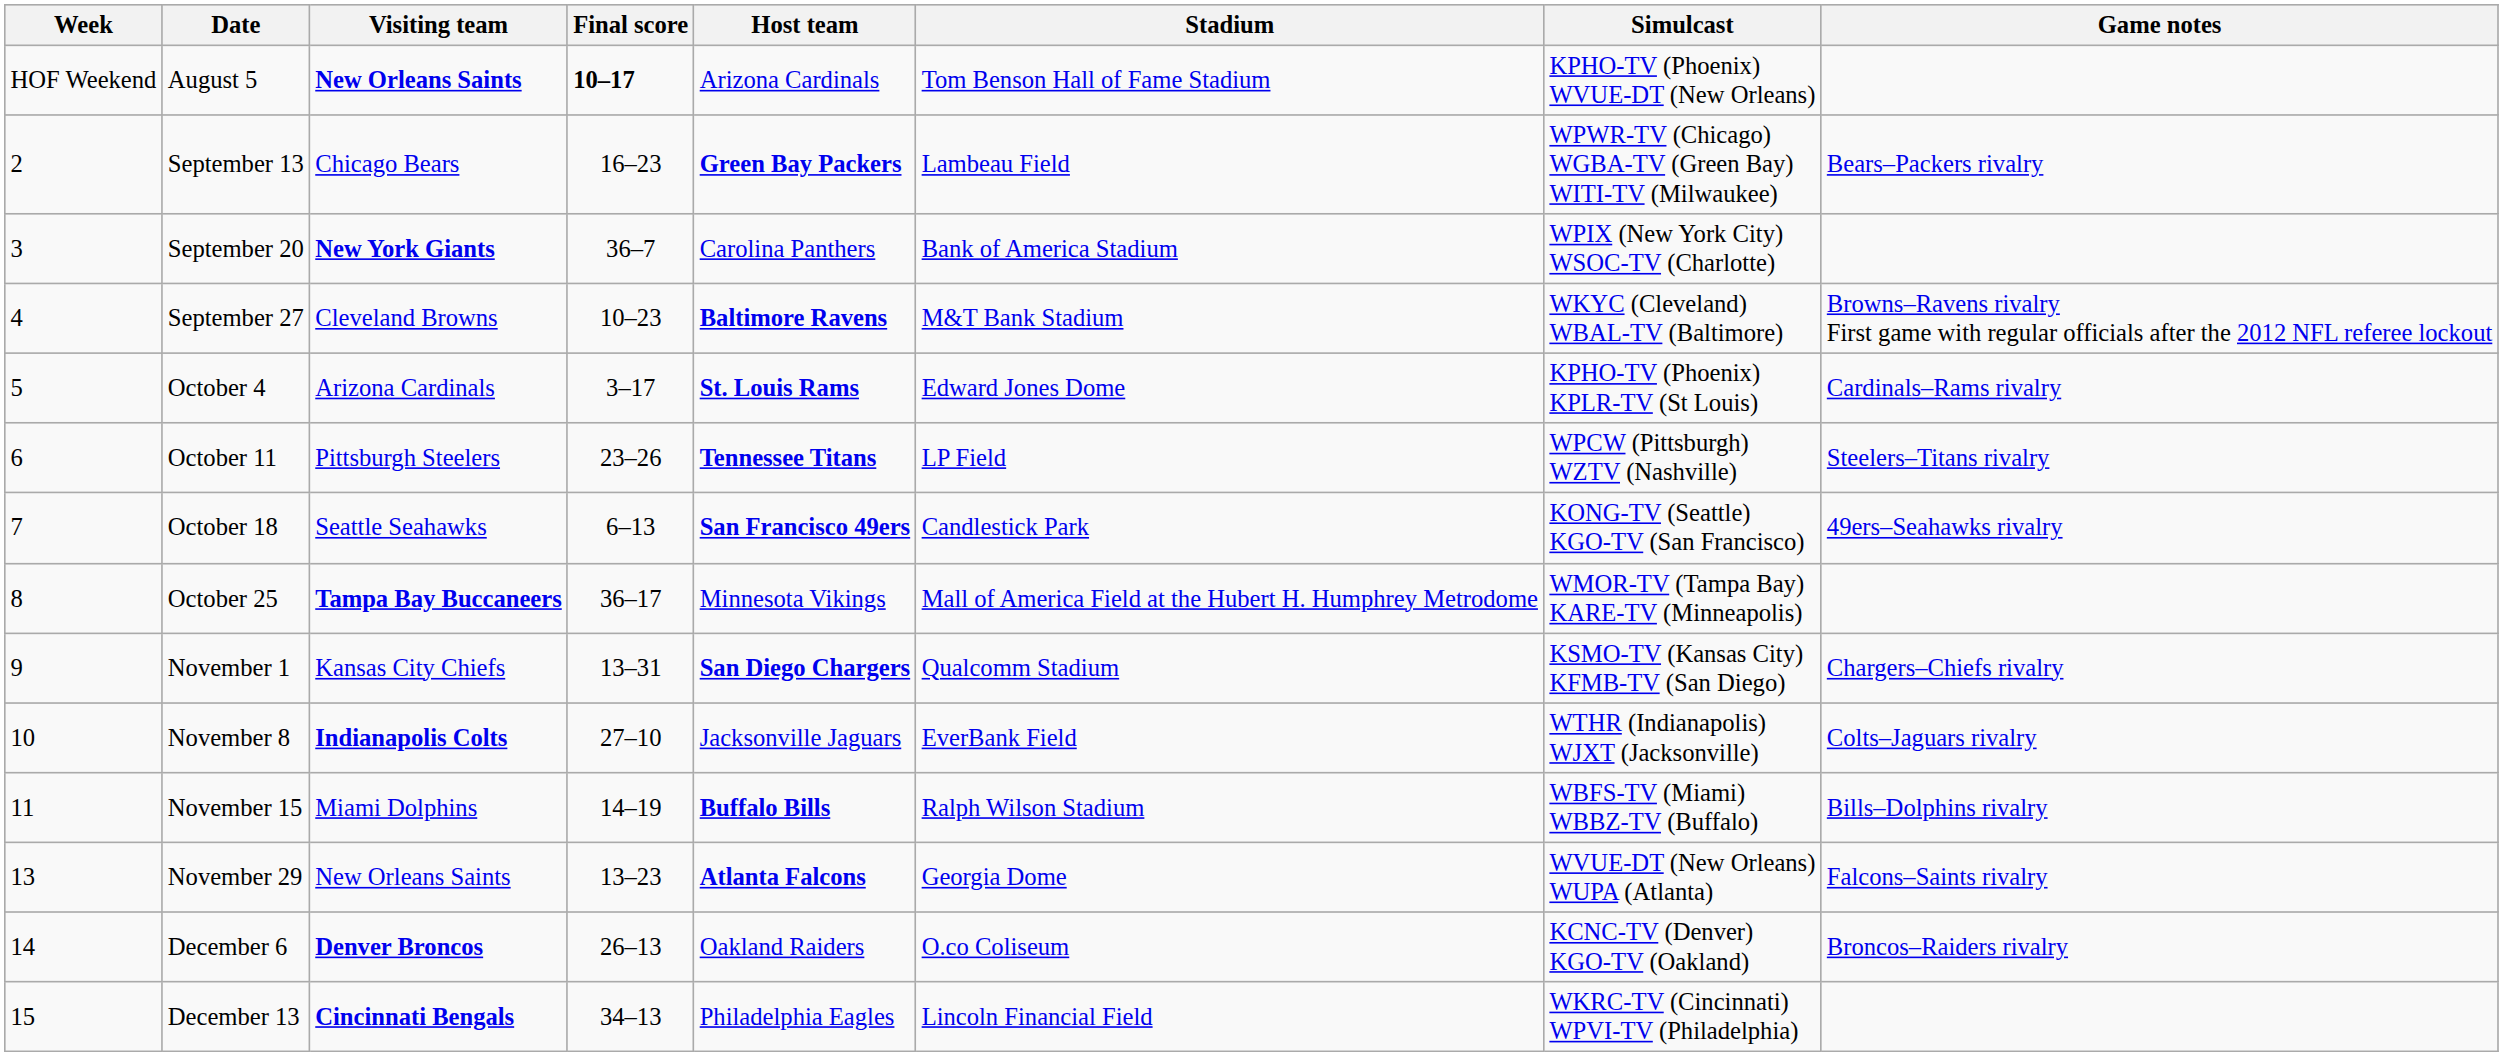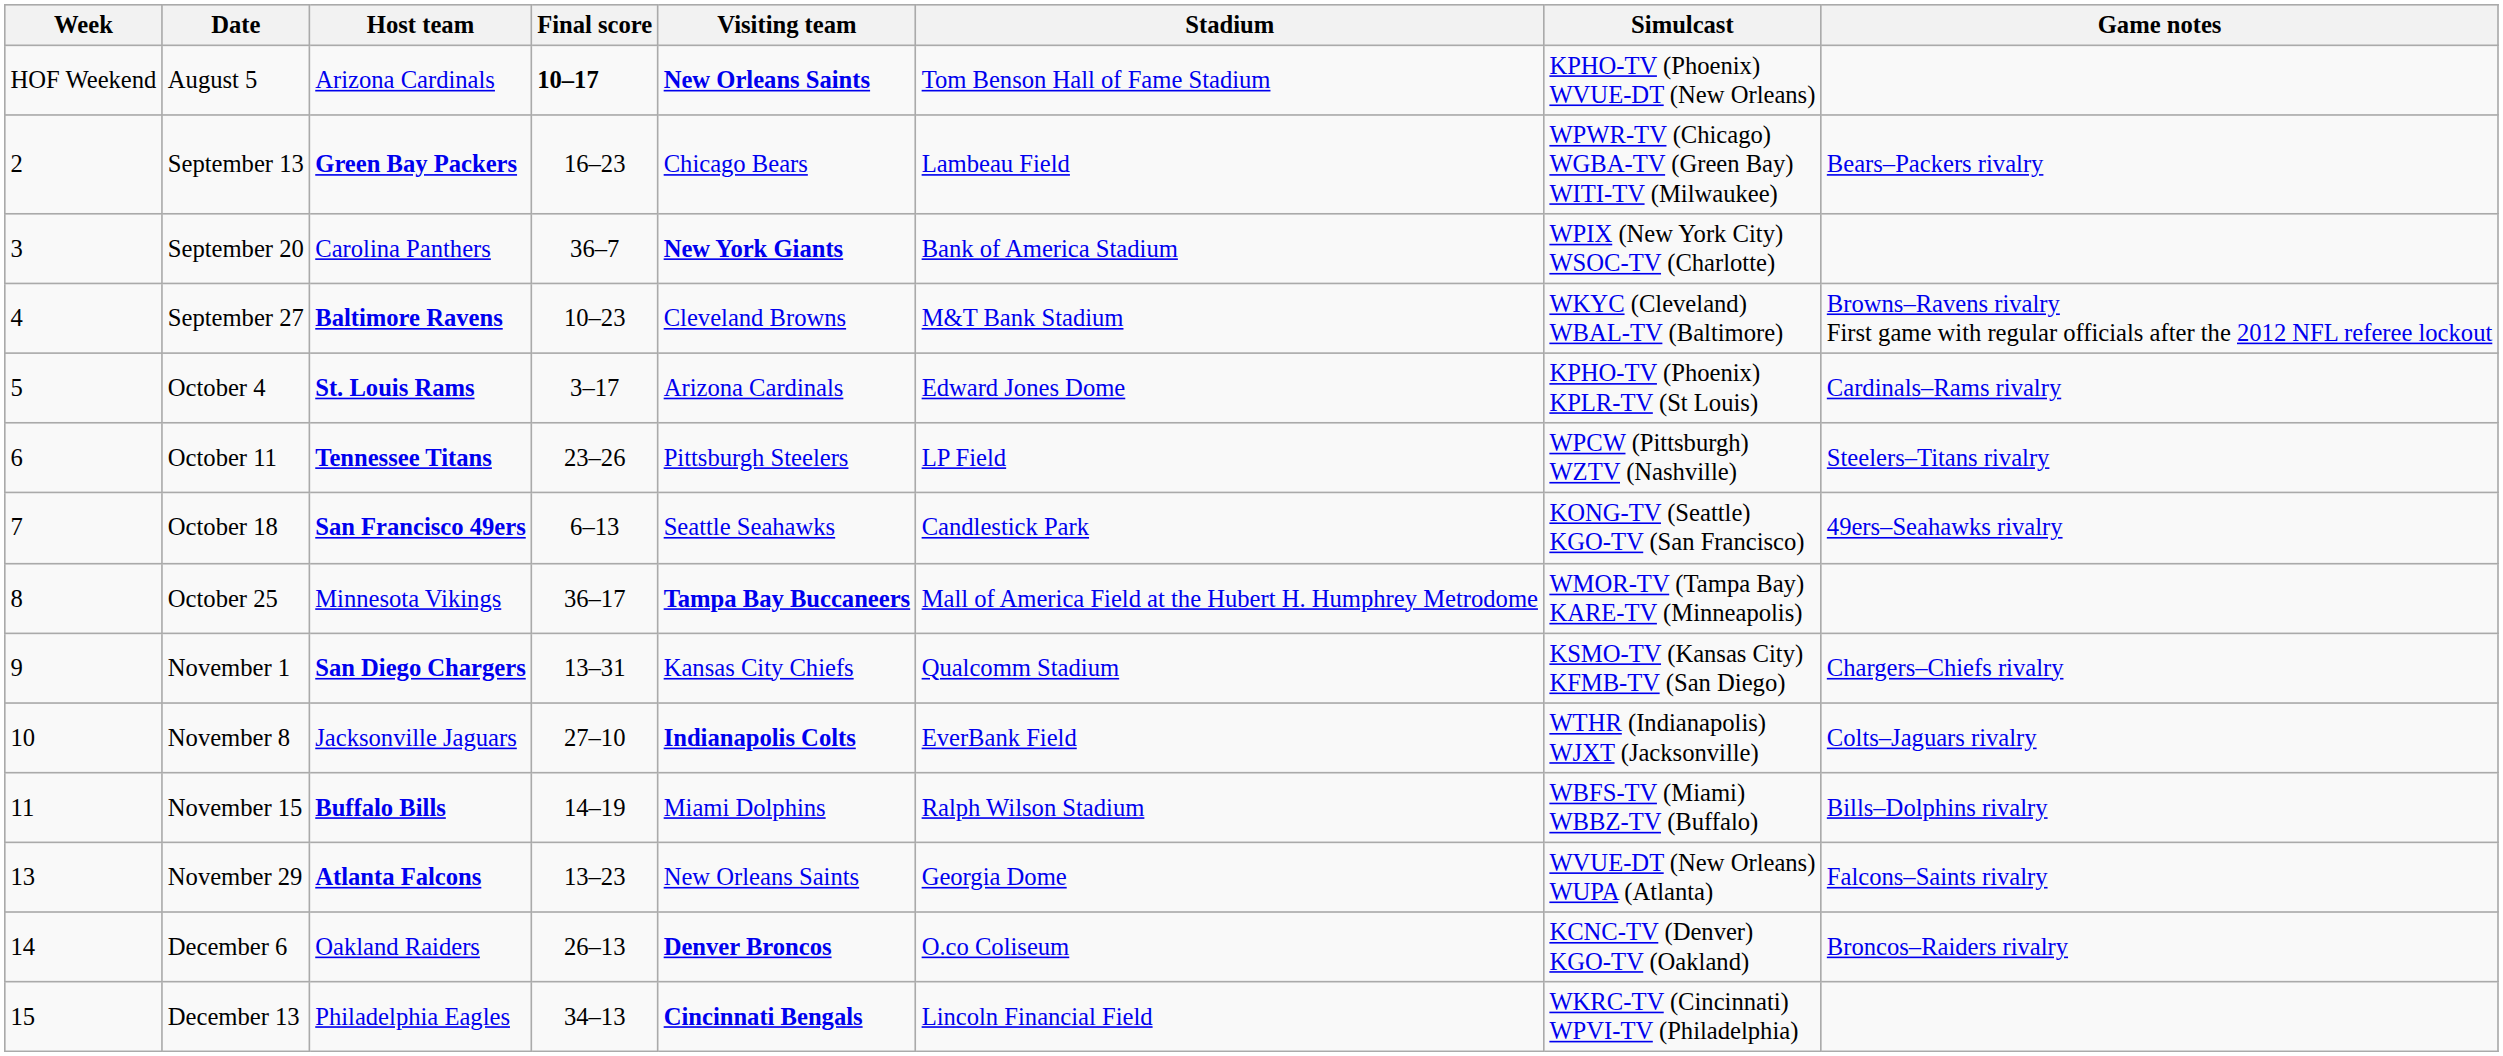columns swapped: (439, 24) <-> (805, 24)
